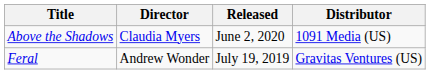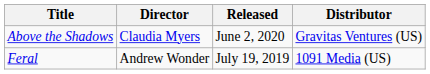(343, 36) 1091 Media (US) -> (359, 36) Gravitas Ventures (US)
(359, 58) Gravitas Ventures (US) -> (343, 58) 1091 Media (US)
